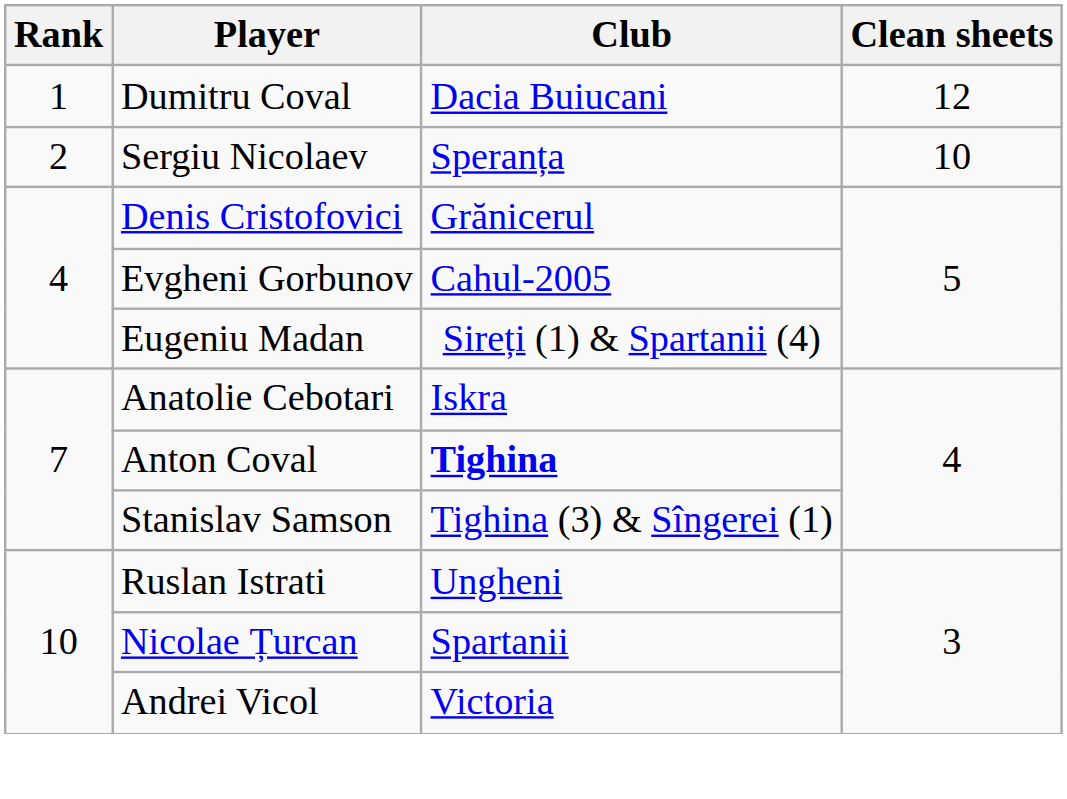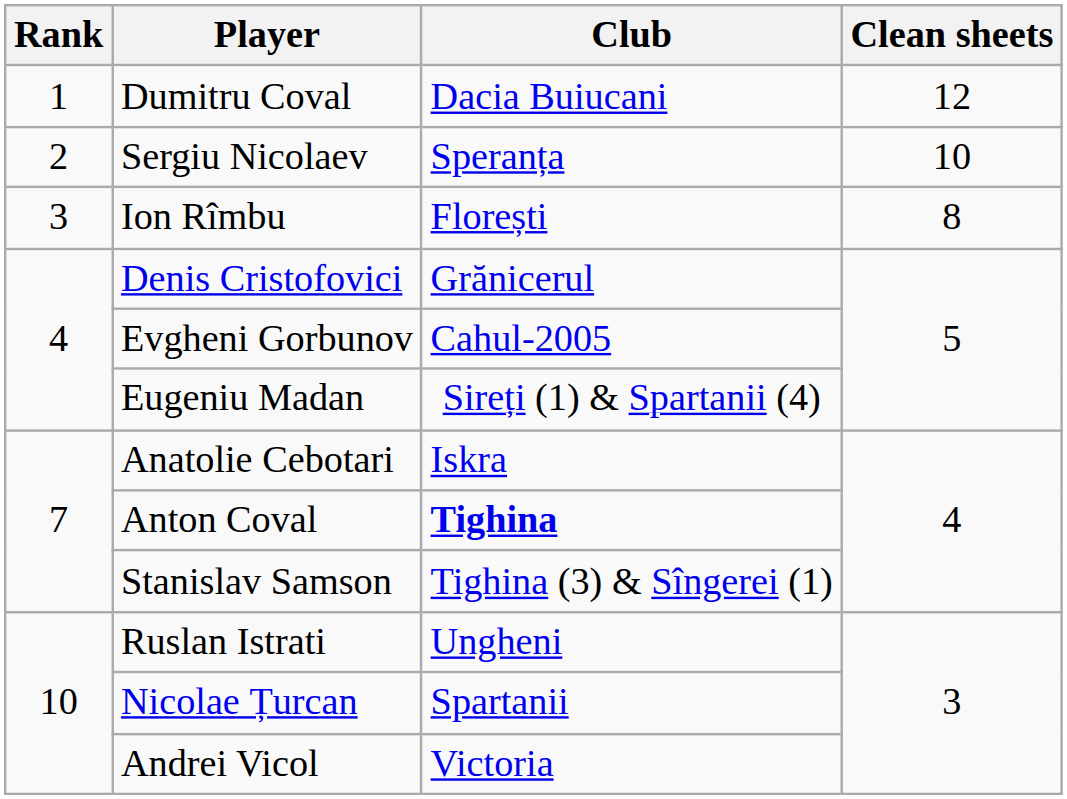+ row: (203, 216)
